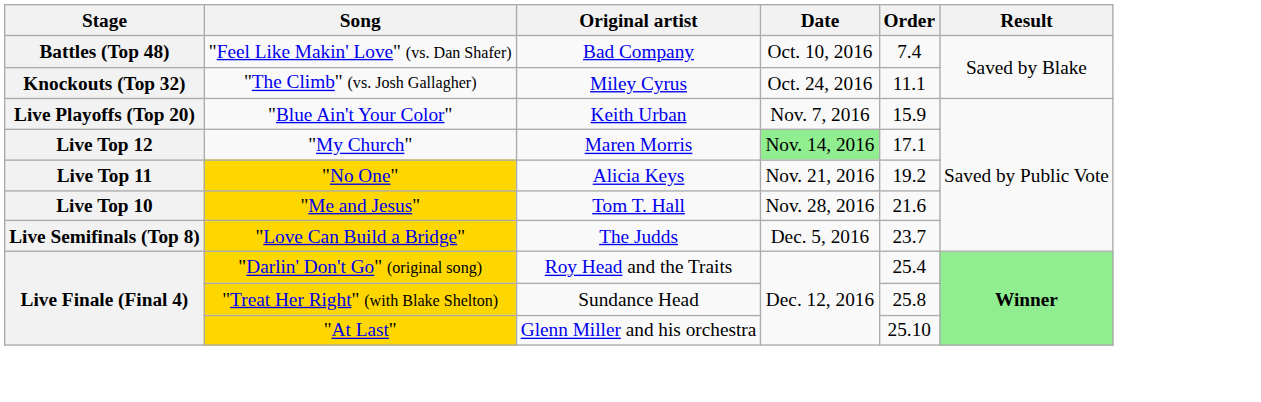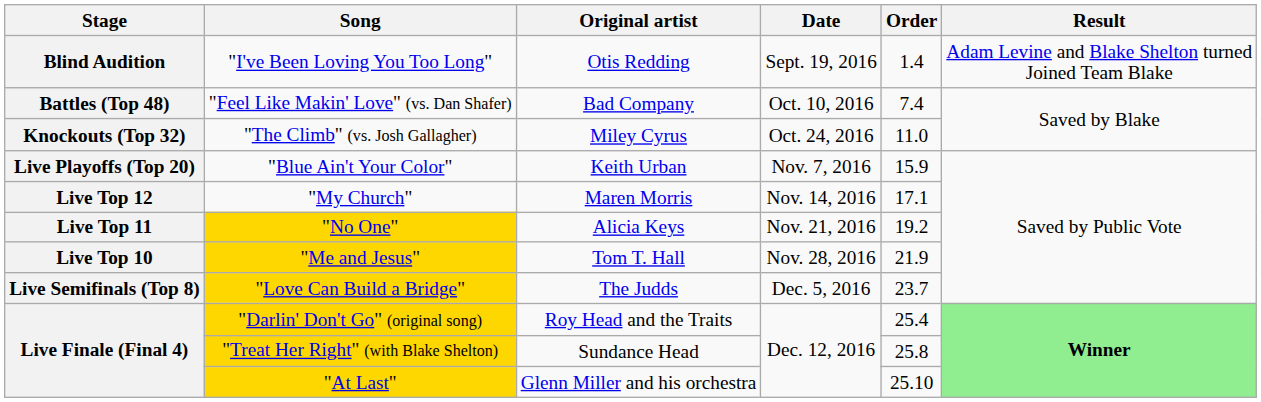+ row: (360, 62)
(909, 83) 11.1 -> (912, 135) 11.0
(820, 145) lightgreen background -> (821, 197) no background
(909, 206) 21.6 -> (912, 258) 21.9
